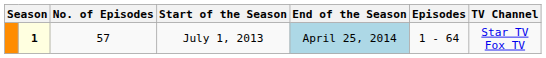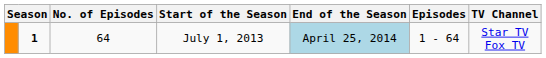(34, 38) lightyellow background -> (34, 38) no background
(103, 38) 57 -> (103, 38) 64
